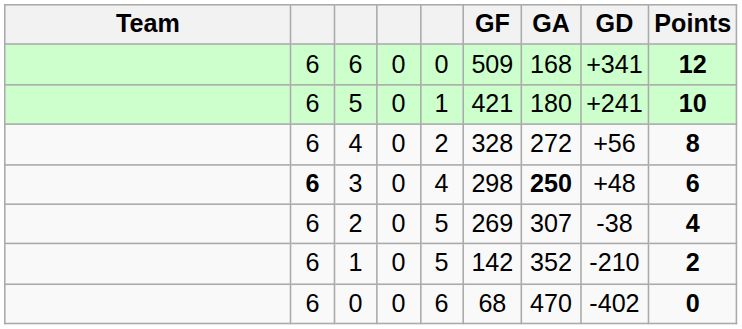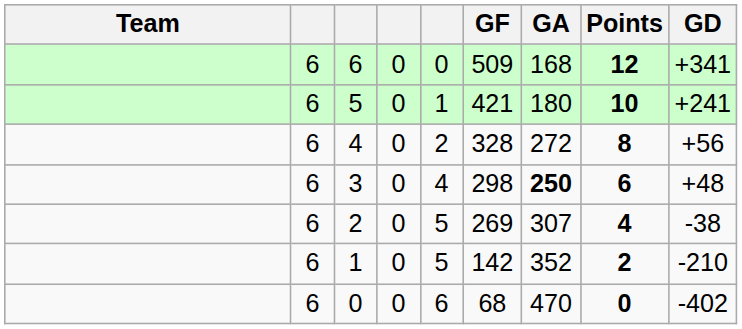columns swapped: (614, 24) <-> (693, 24)
(313, 183) bold -> (313, 183) normal
